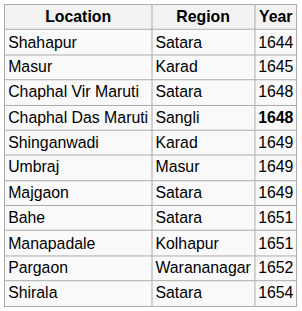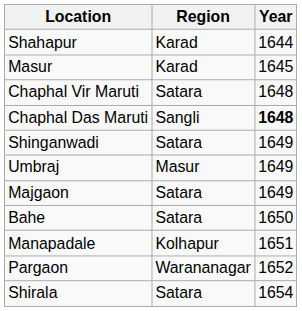(179, 42) Satara -> (177, 42) Karad
(177, 142) Karad -> (179, 142) Satara
(276, 218) 1651 -> (276, 218) 1650
